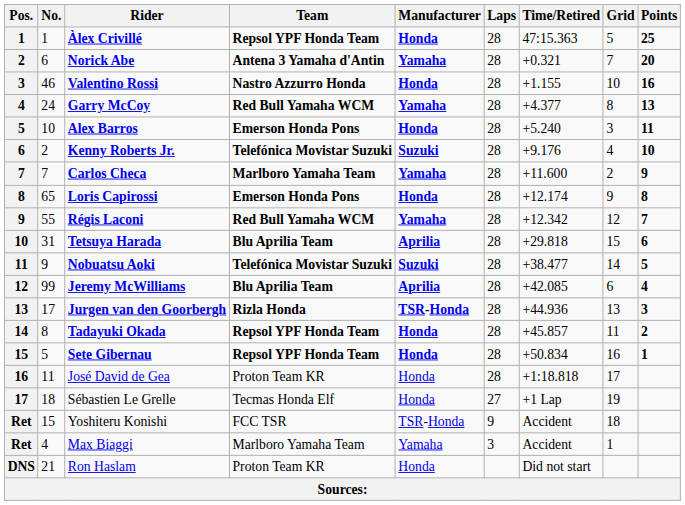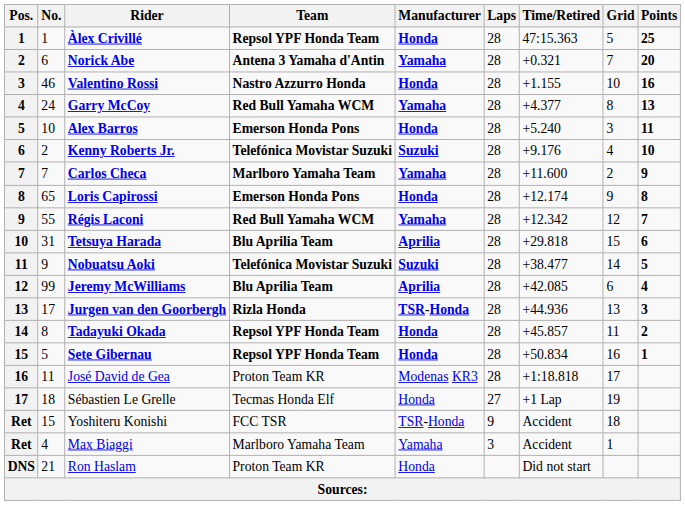(417, 376) Honda -> (438, 376) Modenas KR3
